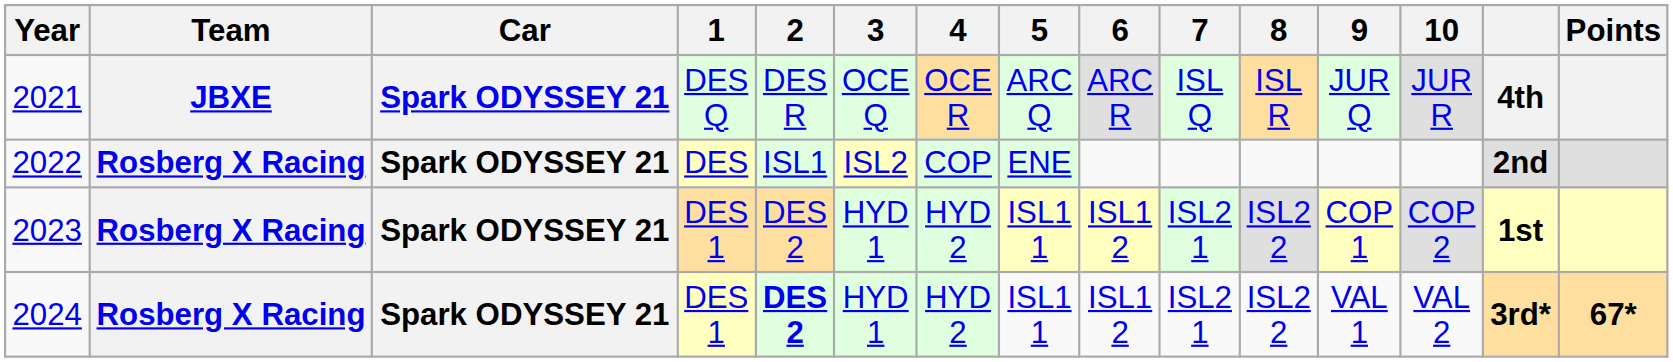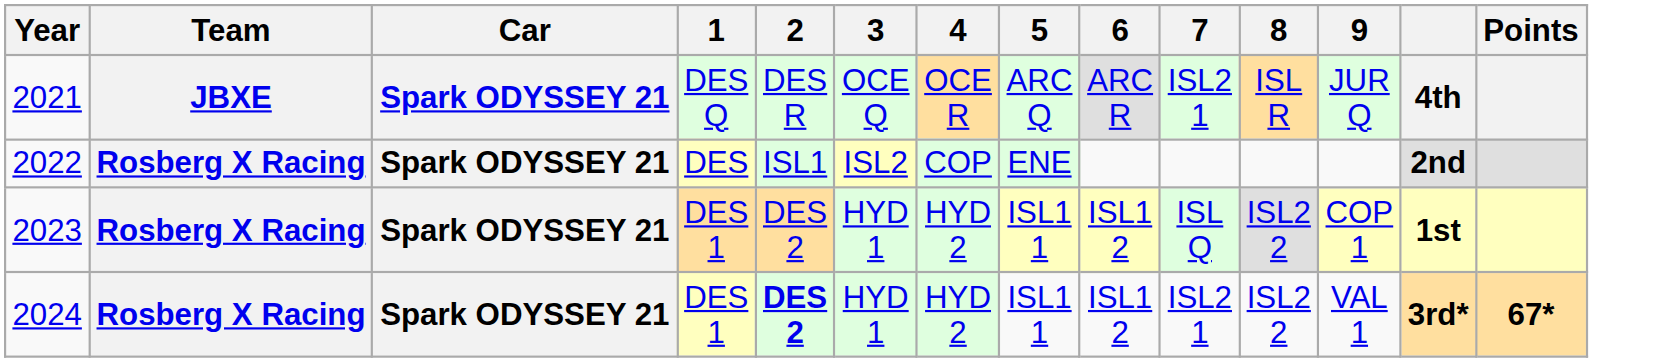- column: (1442, 30)
(1200, 97) ISL Q -> (1200, 97) ISL2 1
(1200, 230) ISL2 1 -> (1200, 230) ISL Q
